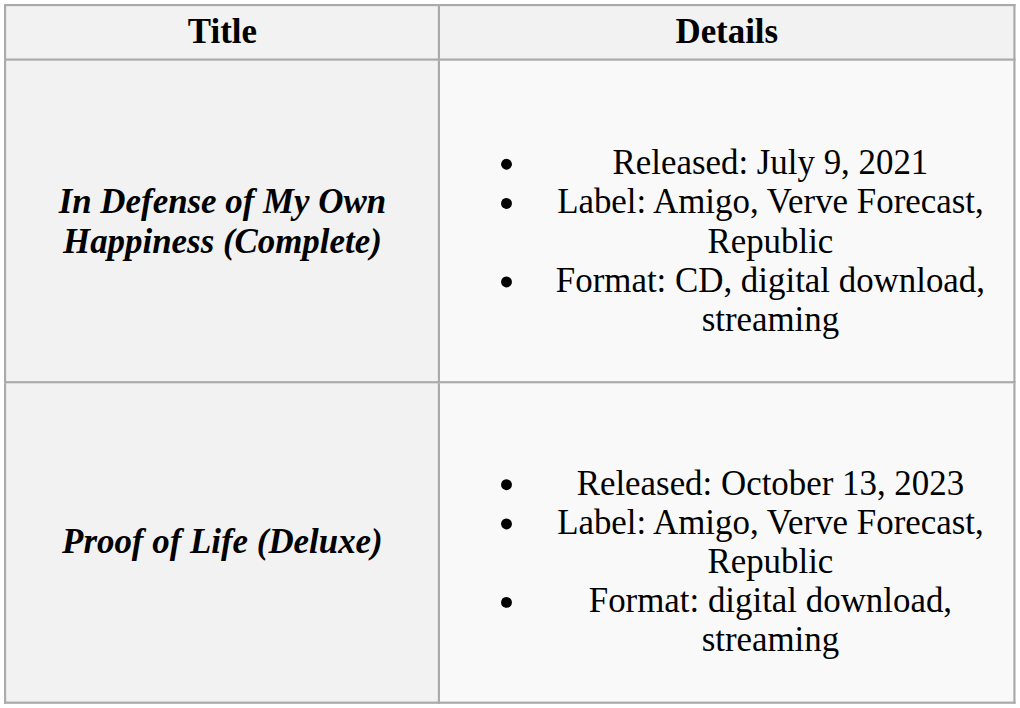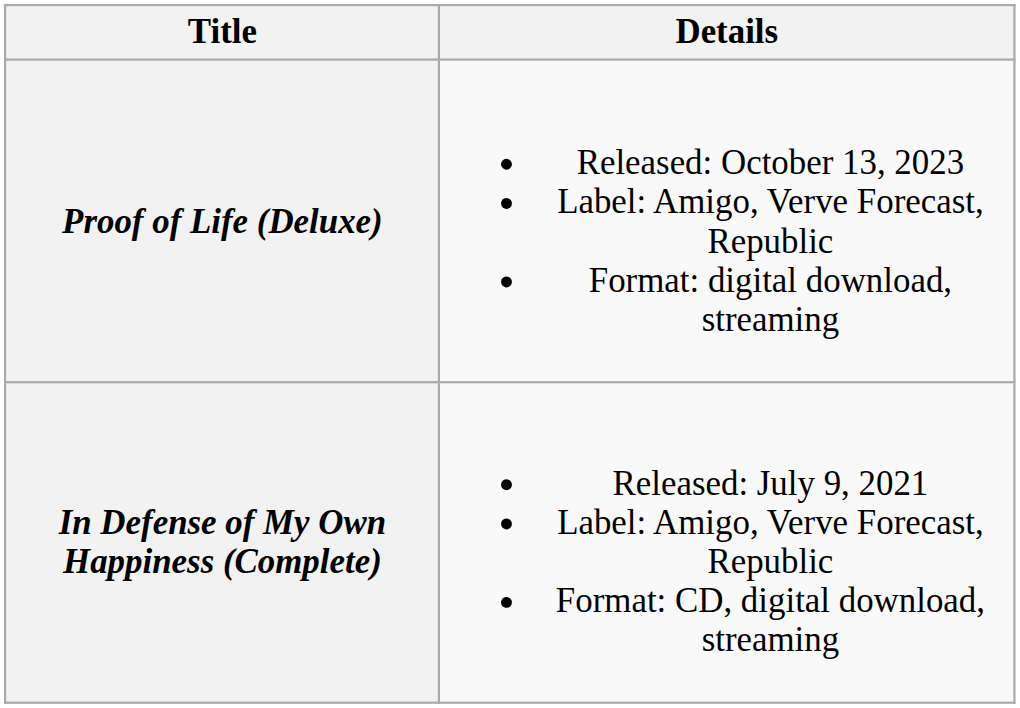rows swapped: (222, 220) <-> (222, 541)
